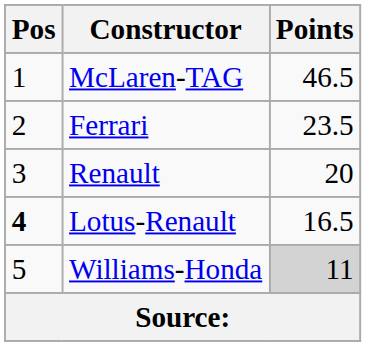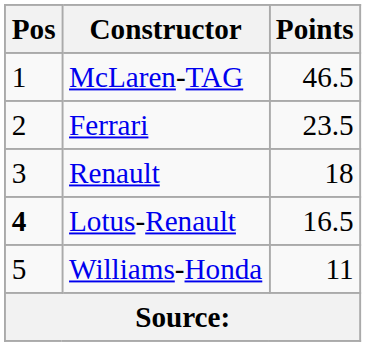(339, 173) 20 -> (339, 173) 18
(340, 269) lightgrey background -> (340, 269) no background
